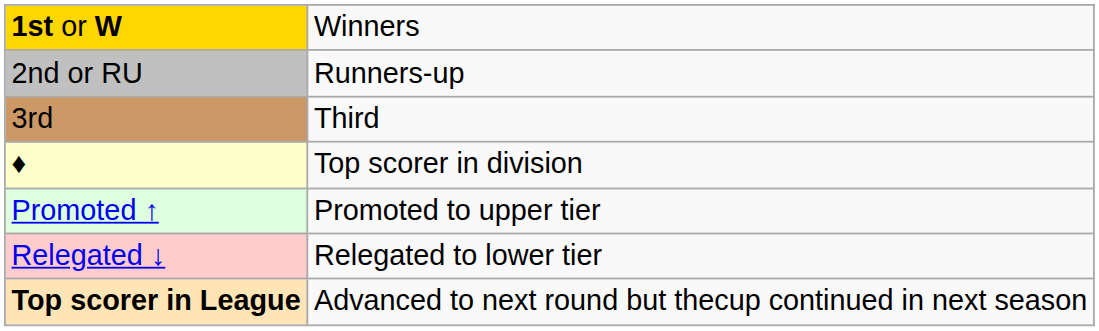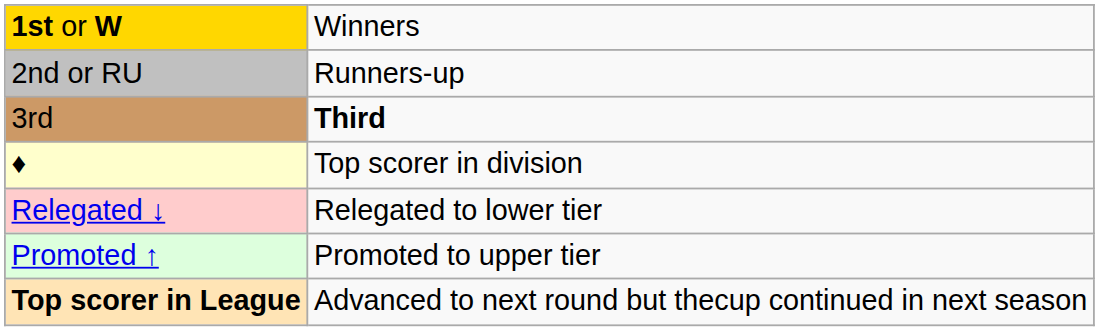(347, 118) normal -> (350, 118) bold
rows swapped: (85, 210) <-> (88, 255)
